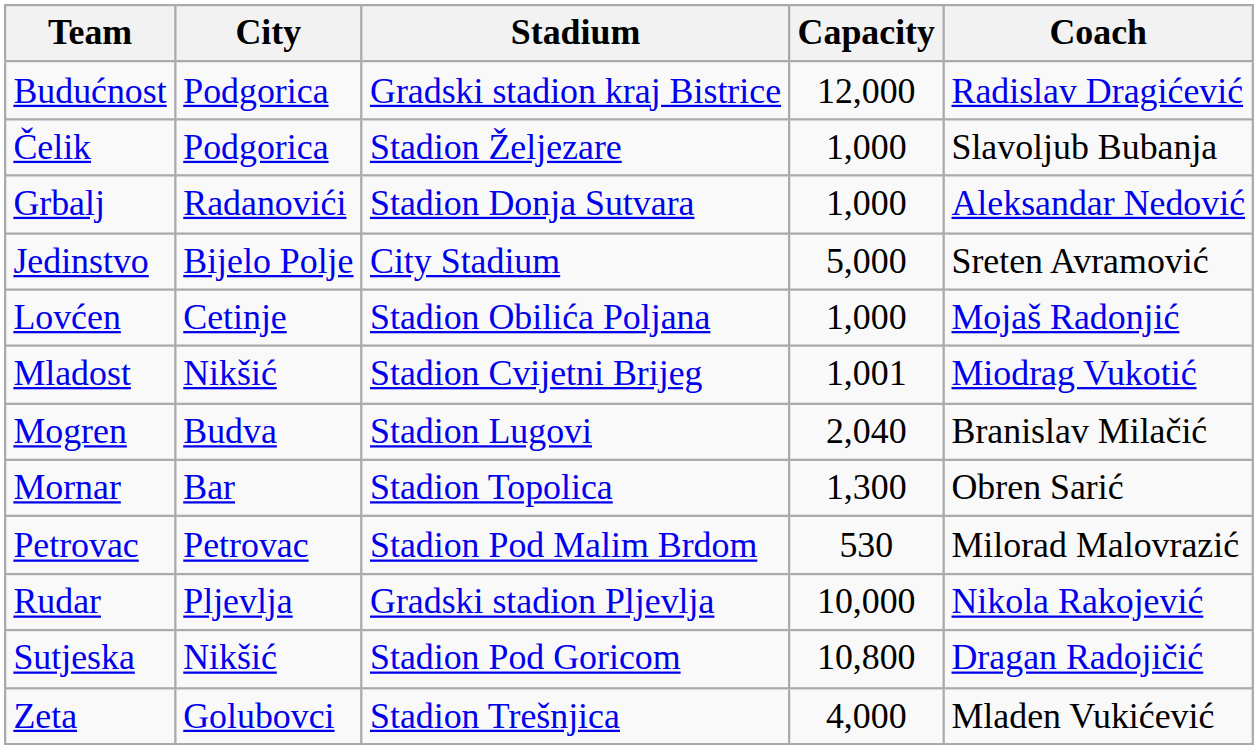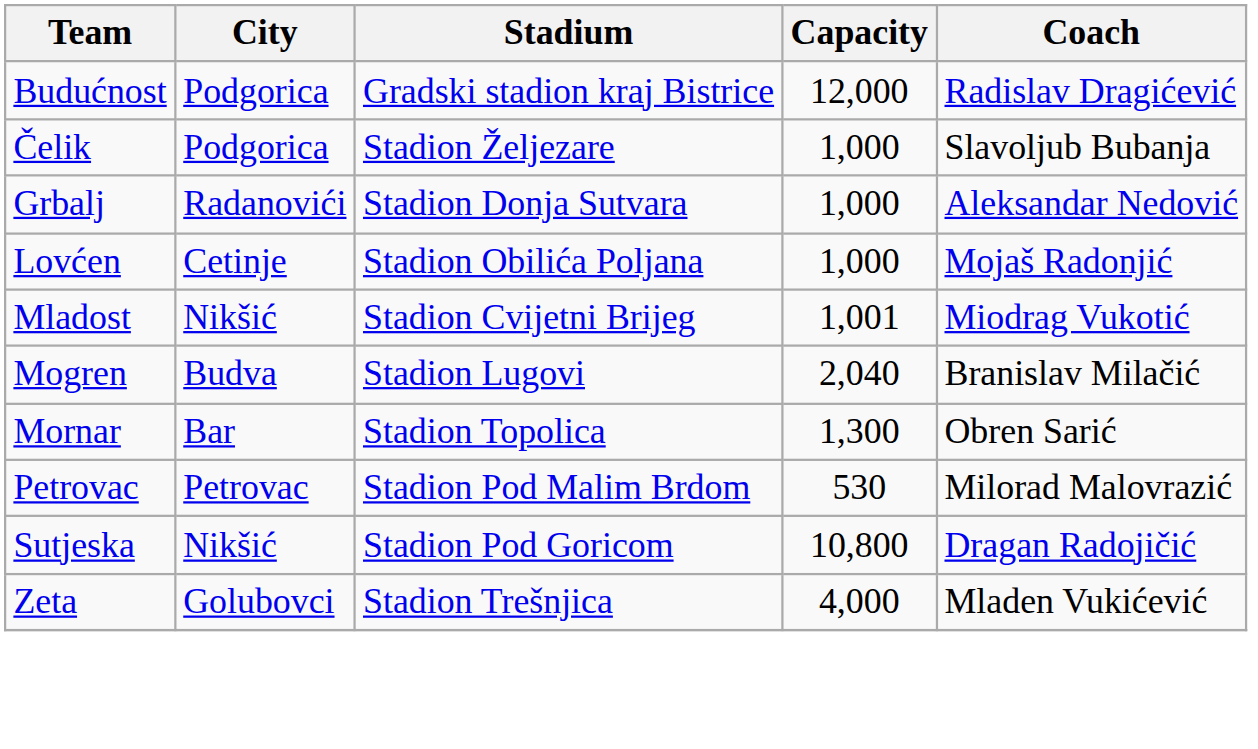- row: (81, 260)
- row: (57, 601)
